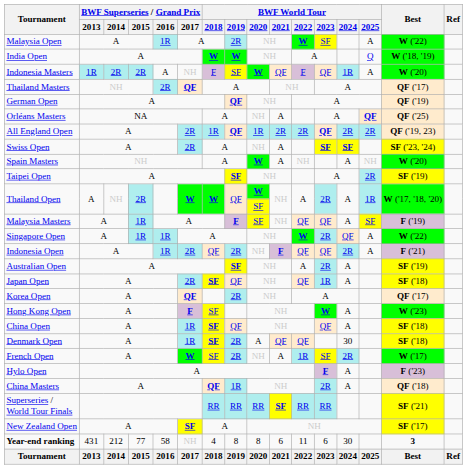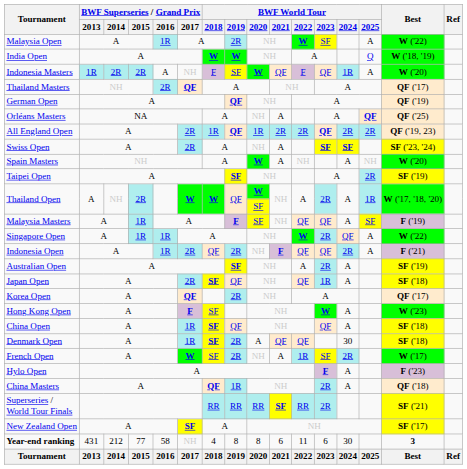(325, 406) RR -> (325, 406) 2R
